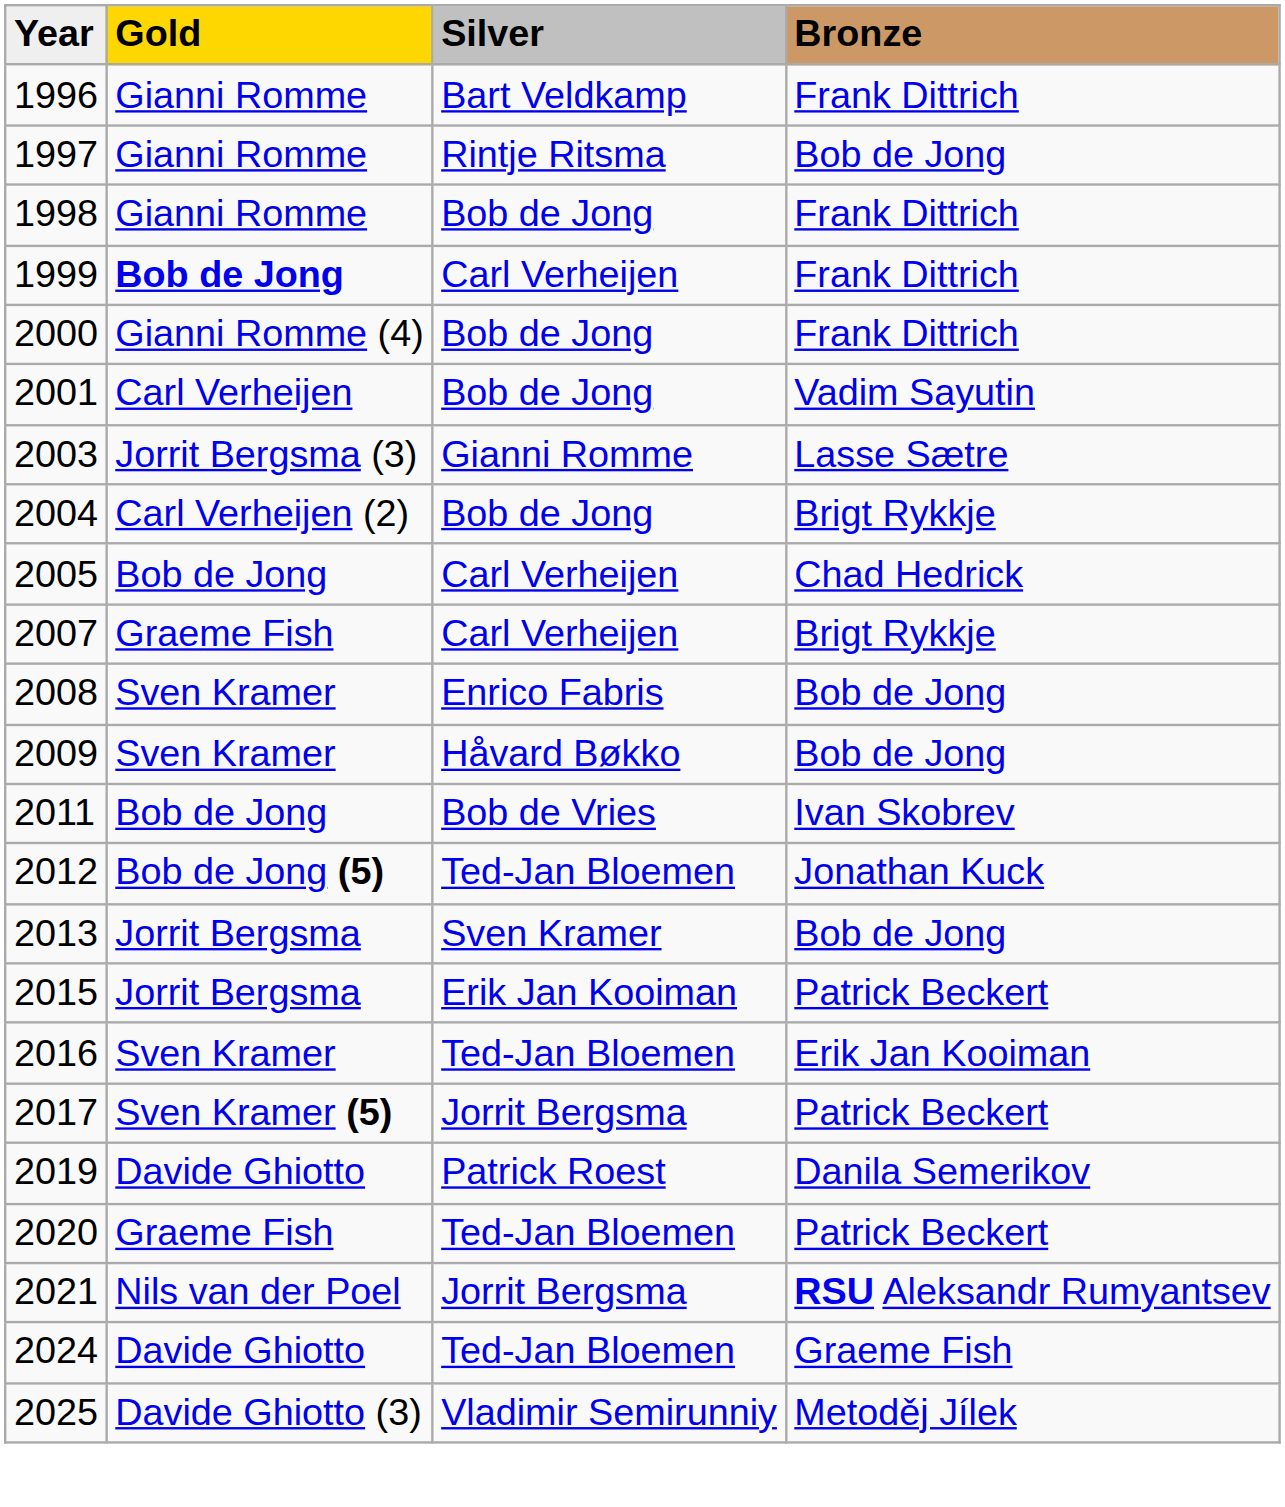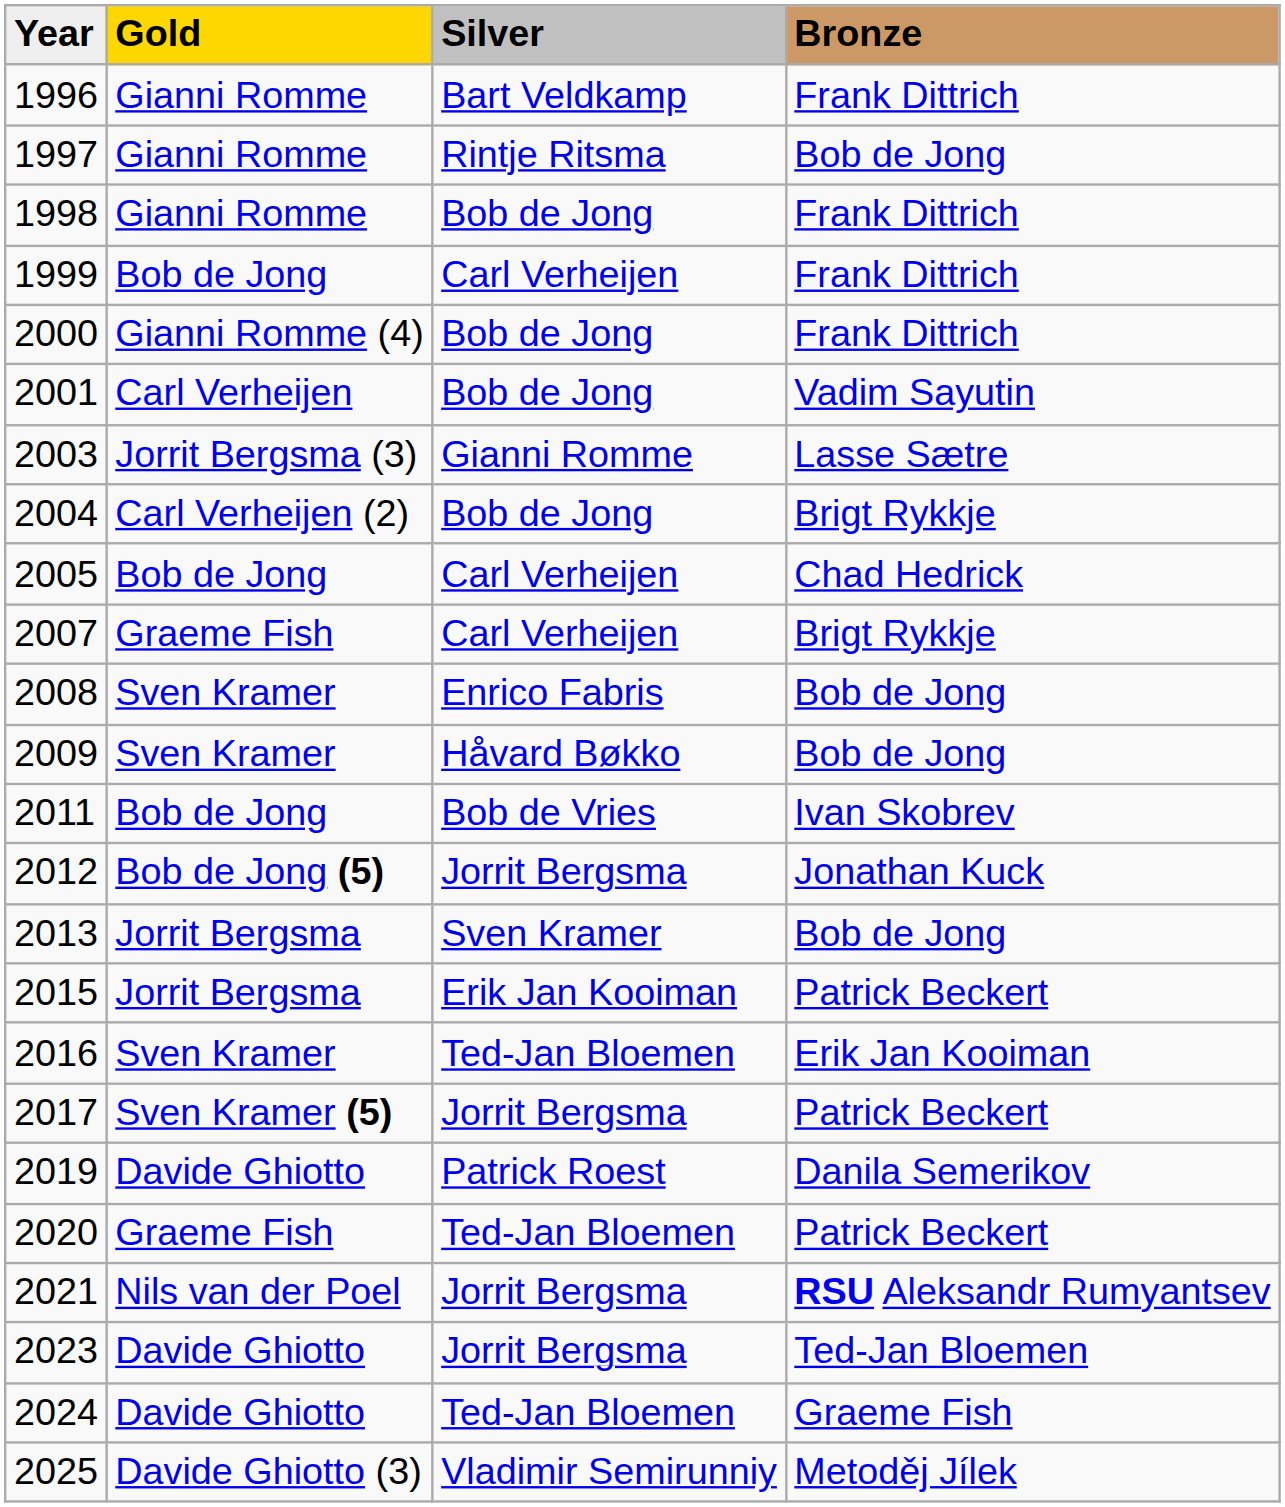(230, 273) bold -> (221, 273) normal
(588, 872) Ted-Jan Bloemen -> (564, 872) Jorrit Bergsma
+ row: (56, 1351)
